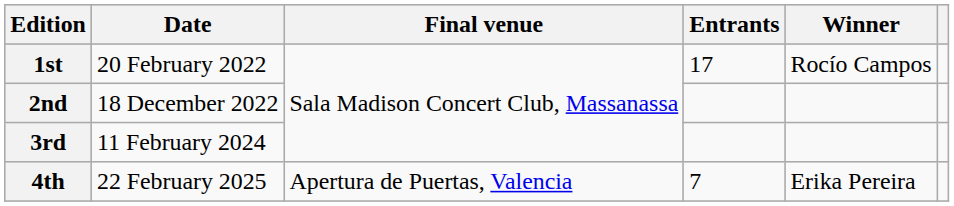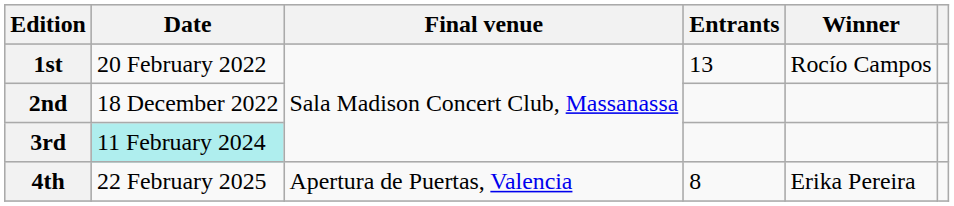(701, 63) 17 -> (701, 63) 13
(181, 142) no background -> (181, 142) paleturquoise background
(695, 181) 7 -> (695, 181) 8
